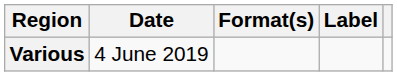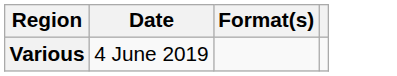- column: (351, 20)
